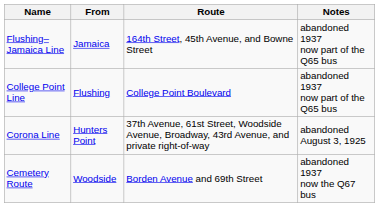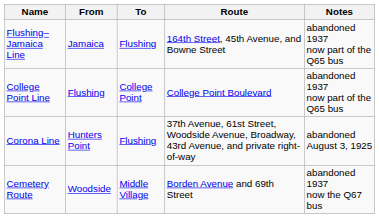+ column: (141, 12)
